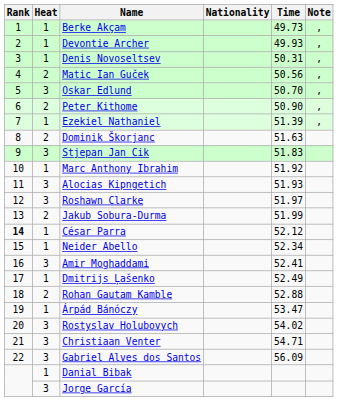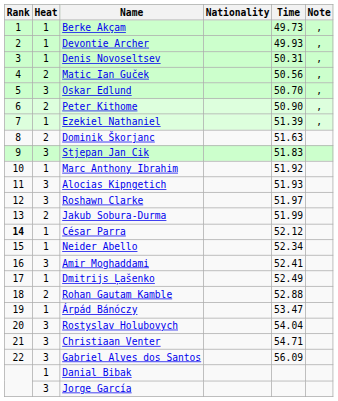(289, 326) 54.02 -> (289, 326) 54.04
